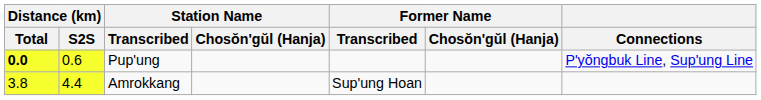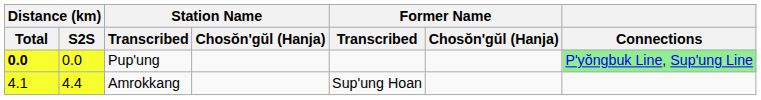(72, 61) 0.6 -> (72, 61) 0.0
(659, 61) no background -> (659, 61) lightgreen background
(18, 84) 3.8 -> (18, 84) 4.1
